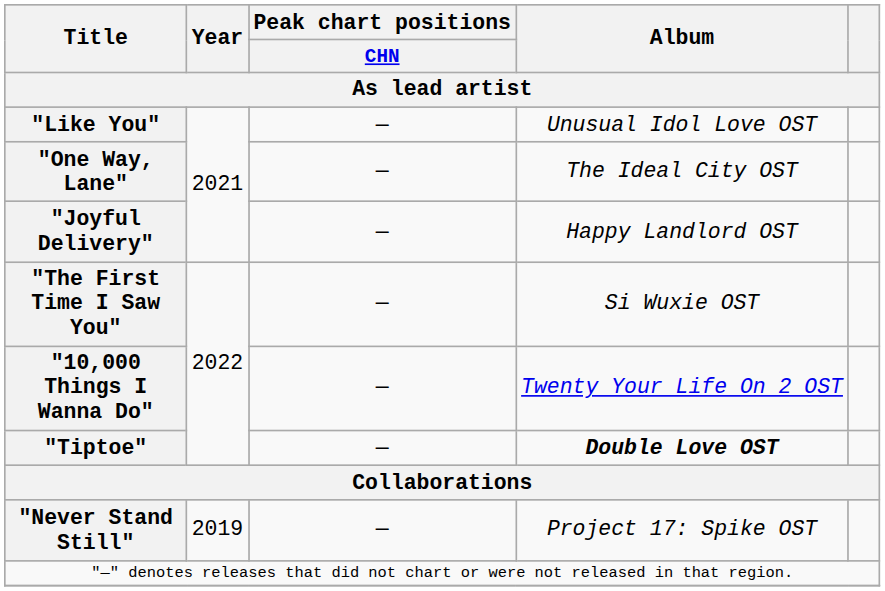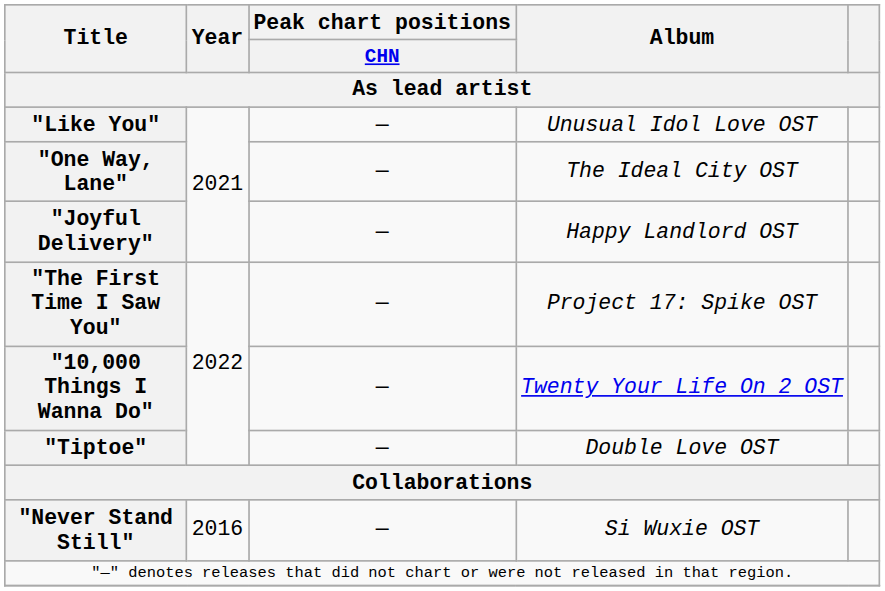(682, 304) Si Wuxie OST -> (682, 304) Project 17: Spike OST
(682, 448) bold -> (682, 448) normal
(217, 530) 2019 -> (217, 530) 2016
(682, 530) Project 17: Spike OST -> (682, 530) Si Wuxie OST
